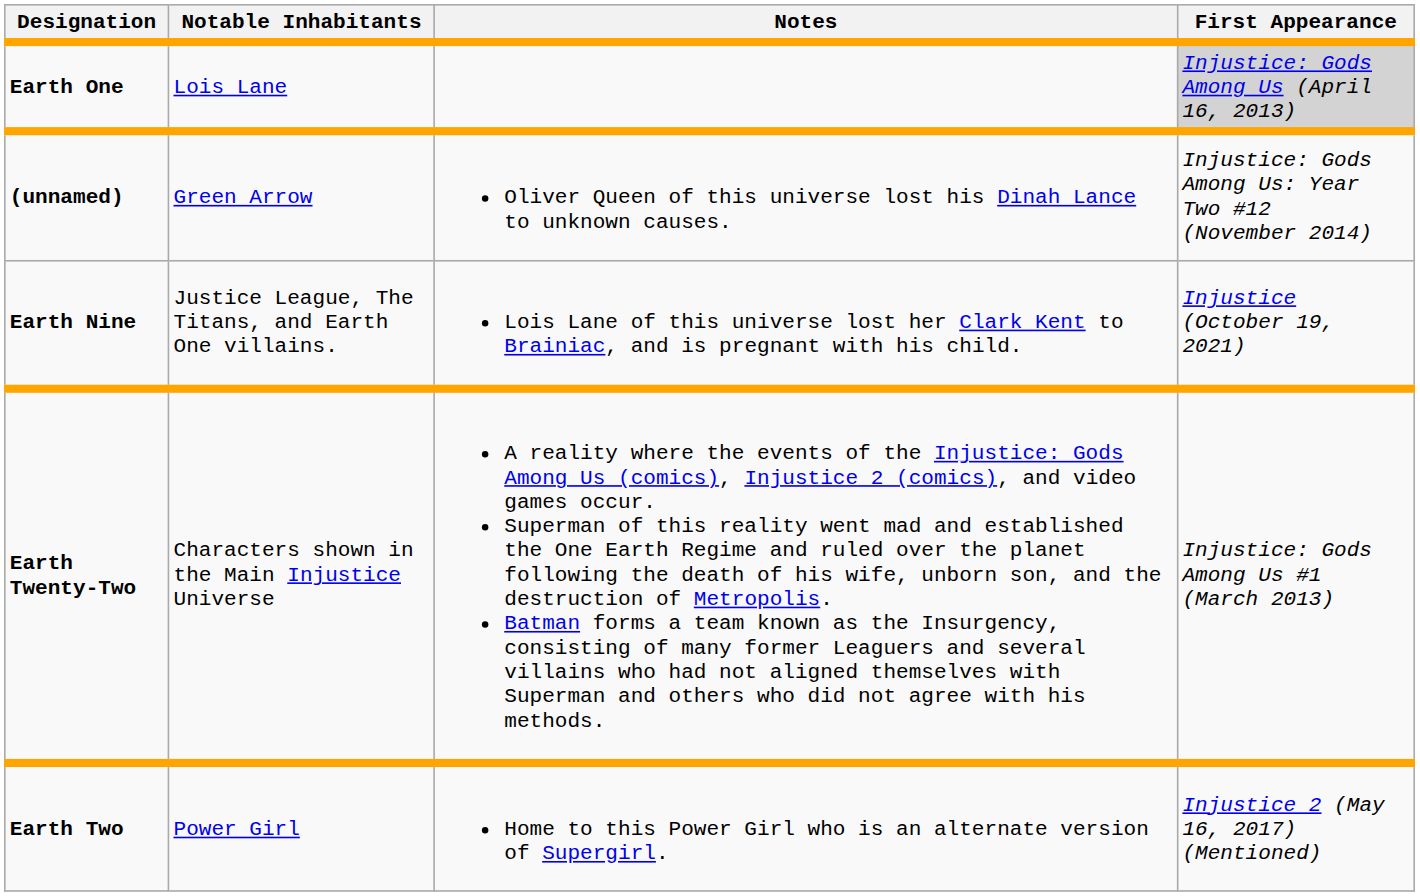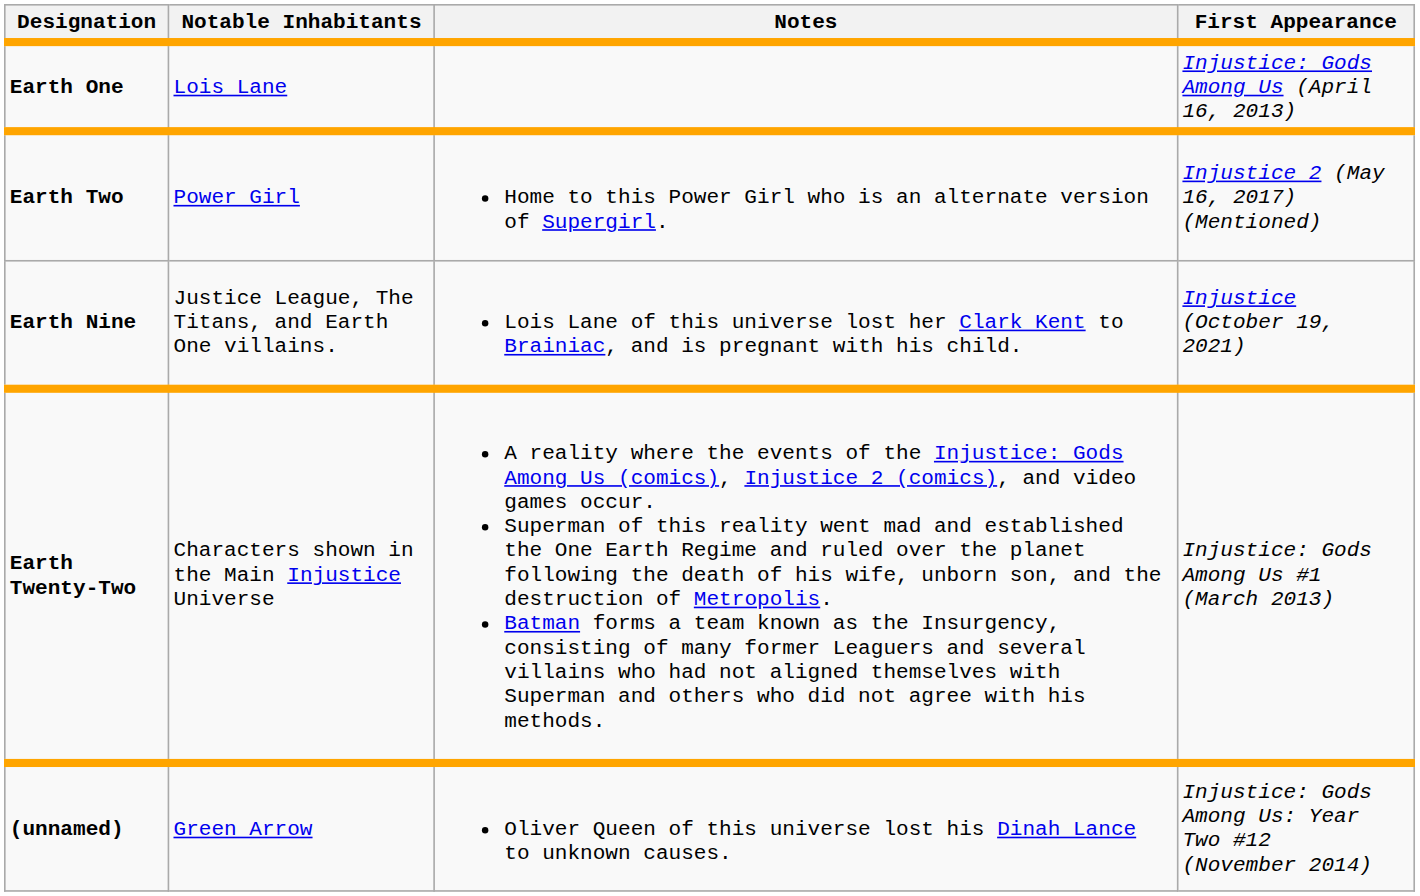(1277, 87) lightgrey background -> (1277, 87) no background
rows swapped: (67, 829) <-> (67, 198)
